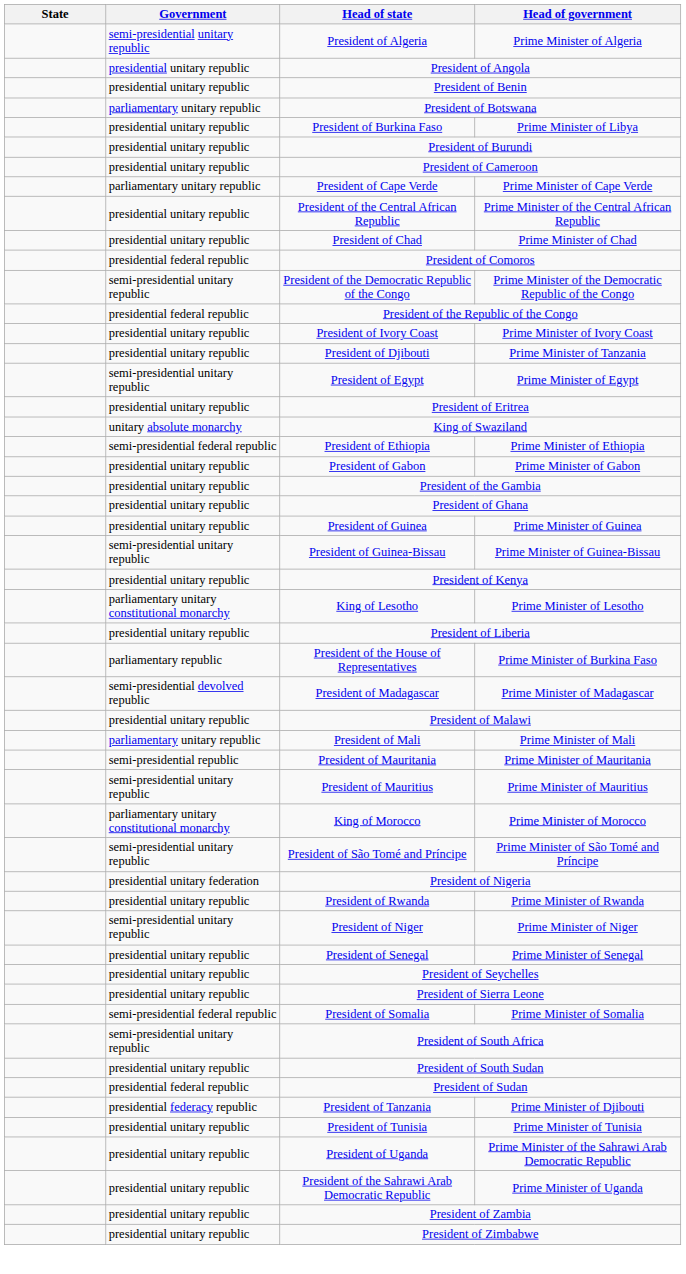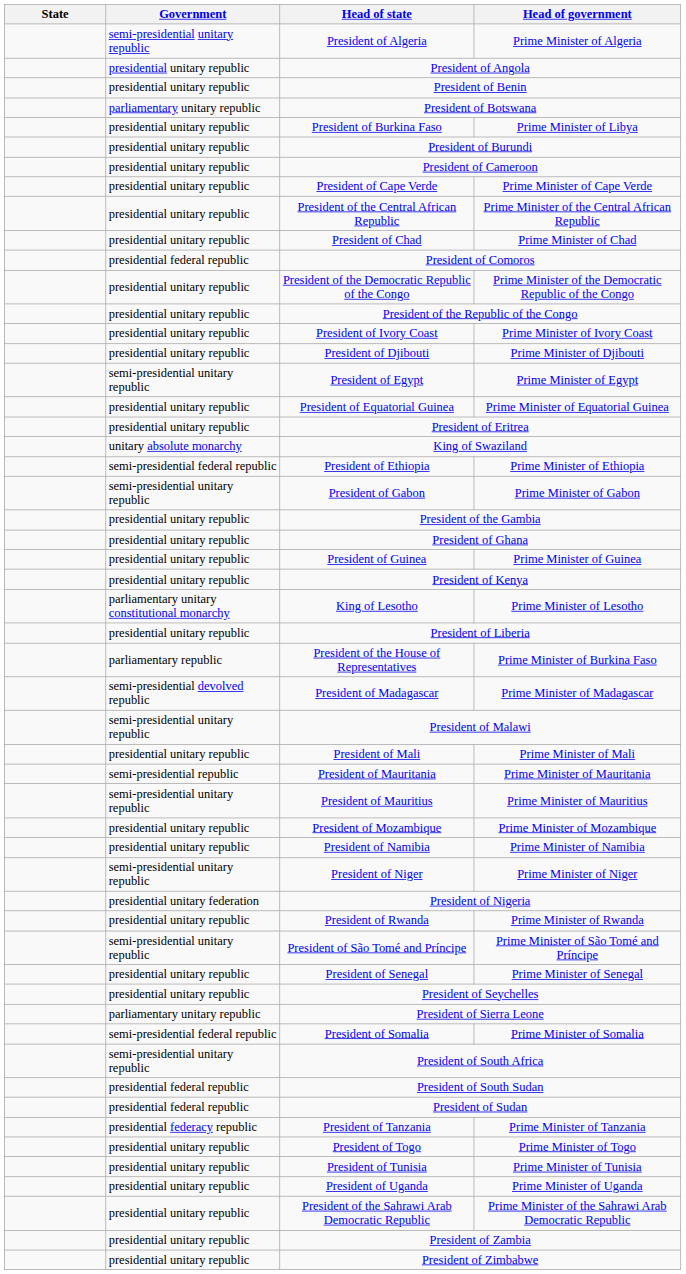(185, 186) parliamentary unitary republic -> (179, 186) presidential unitary republic
(171, 287) semi-presidential unitary republic -> (179, 287) presidential unitary republic
(179, 313) presidential federal republic -> (179, 313) presidential unitary republic
(578, 353) Prime Minister of Tanzania -> (577, 353) Prime Minister of Djibouti
+ row: (377, 407)
(179, 466) presidential unitary republic -> (171, 493) semi-presidential unitary republic
- row: (377, 552)
(179, 720) presidential unitary republic -> (171, 727) semi-presidential unitary republic
(185, 740) parliamentary unitary republic -> (179, 754) presidential unitary republic
- row: (377, 820)
+ row: (377, 827)
+ row: (377, 847)
rows swapped: (377, 927) <-> (377, 854)
(179, 994) presidential unitary republic -> (185, 1014) parliamentary unitary republic
(179, 1067) presidential unitary republic -> (179, 1087) presidential federal republic
(578, 1107) Prime Minister of Djibouti -> (577, 1127) Prime Minister of Tanzania
+ row: (377, 1146)
(578, 1153) Prime Minister of the Sahrawi Arab Democratic Republic -> (577, 1186) Prime Minister of Uganda
(578, 1187) Prime Minister of Uganda -> (577, 1213) Prime Minister of the Sahrawi Arab Democratic Republic
